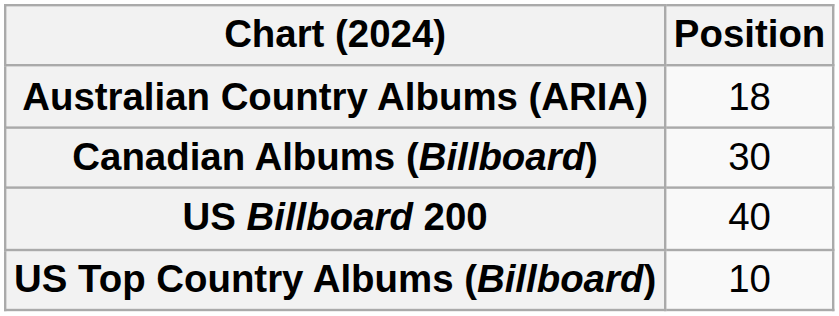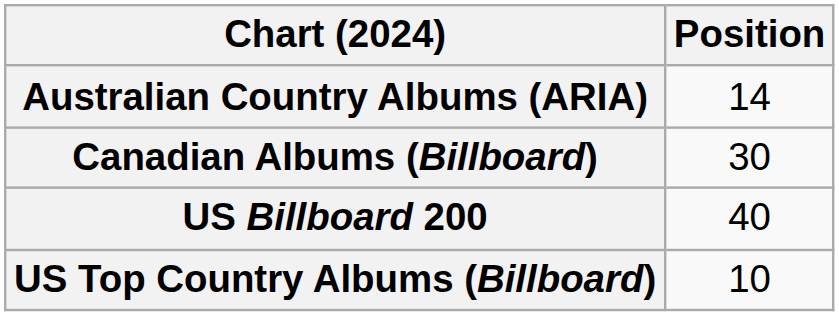(750, 95) 18 -> (750, 95) 14
